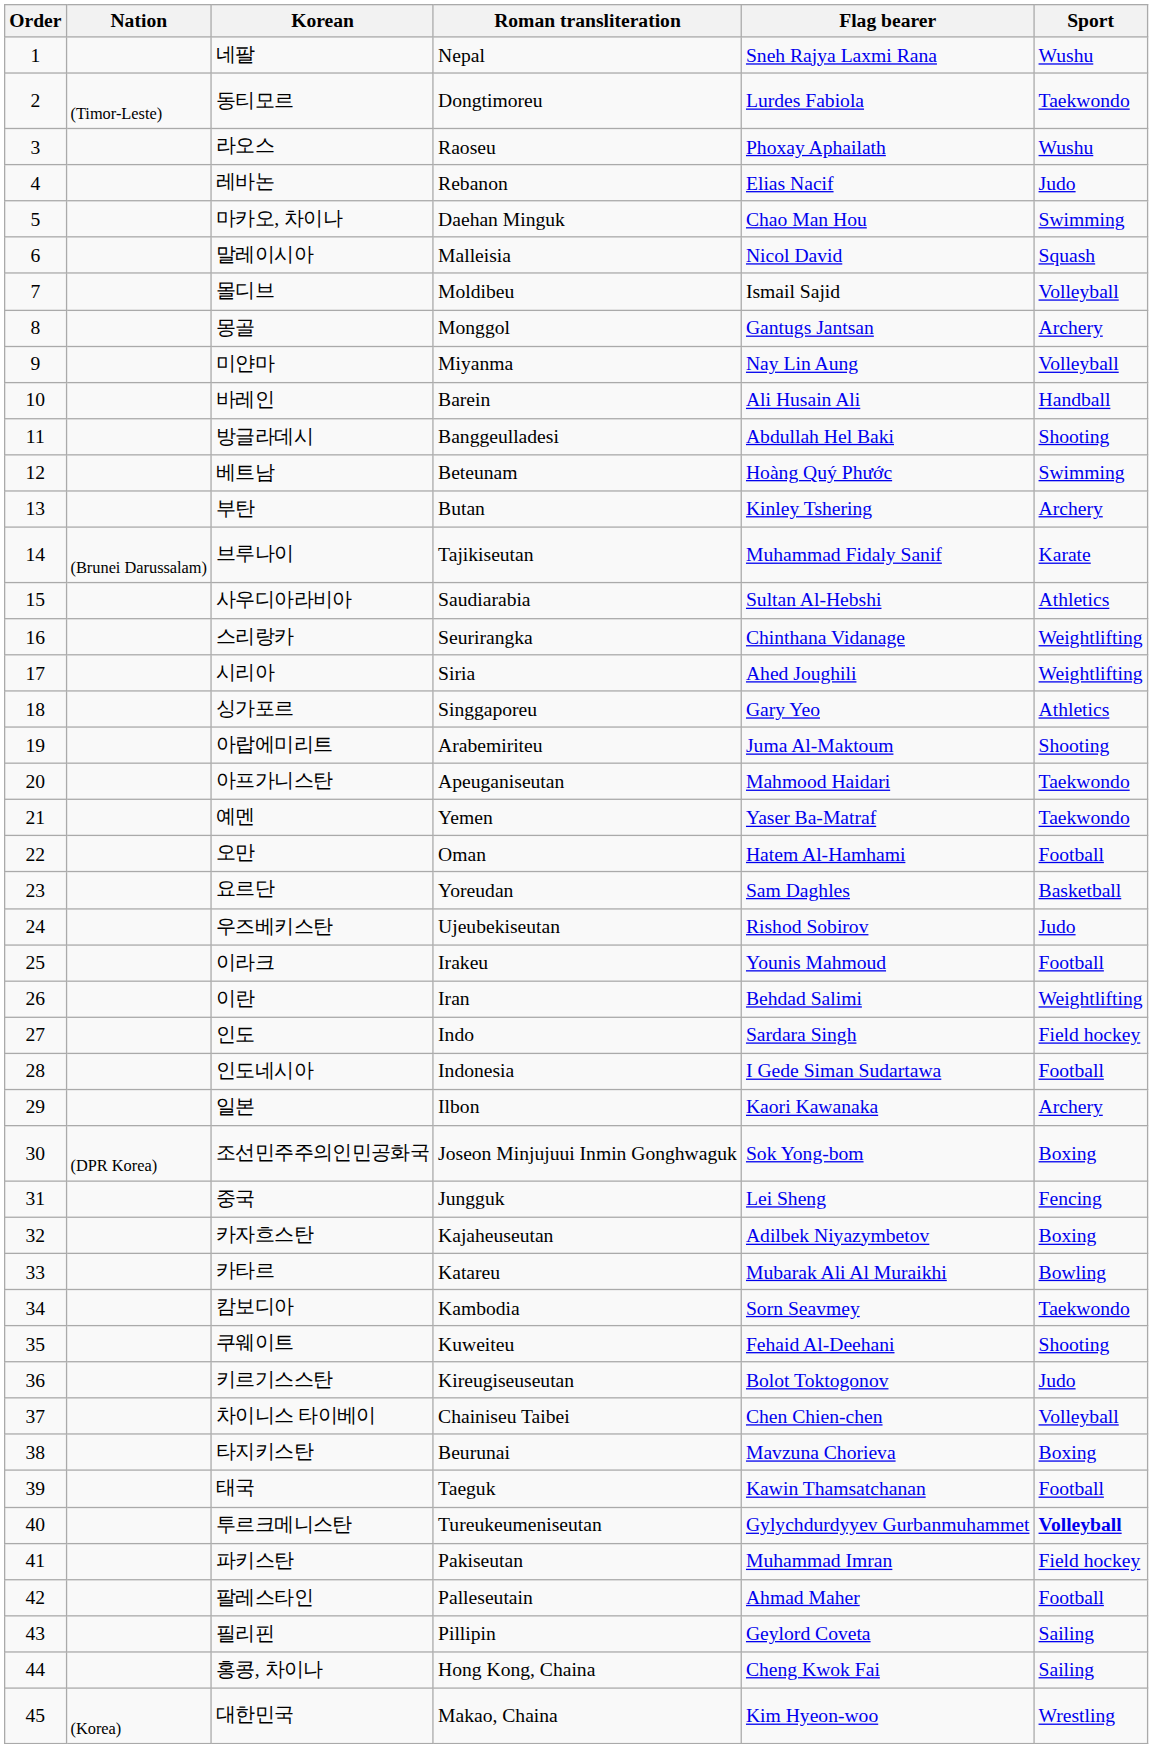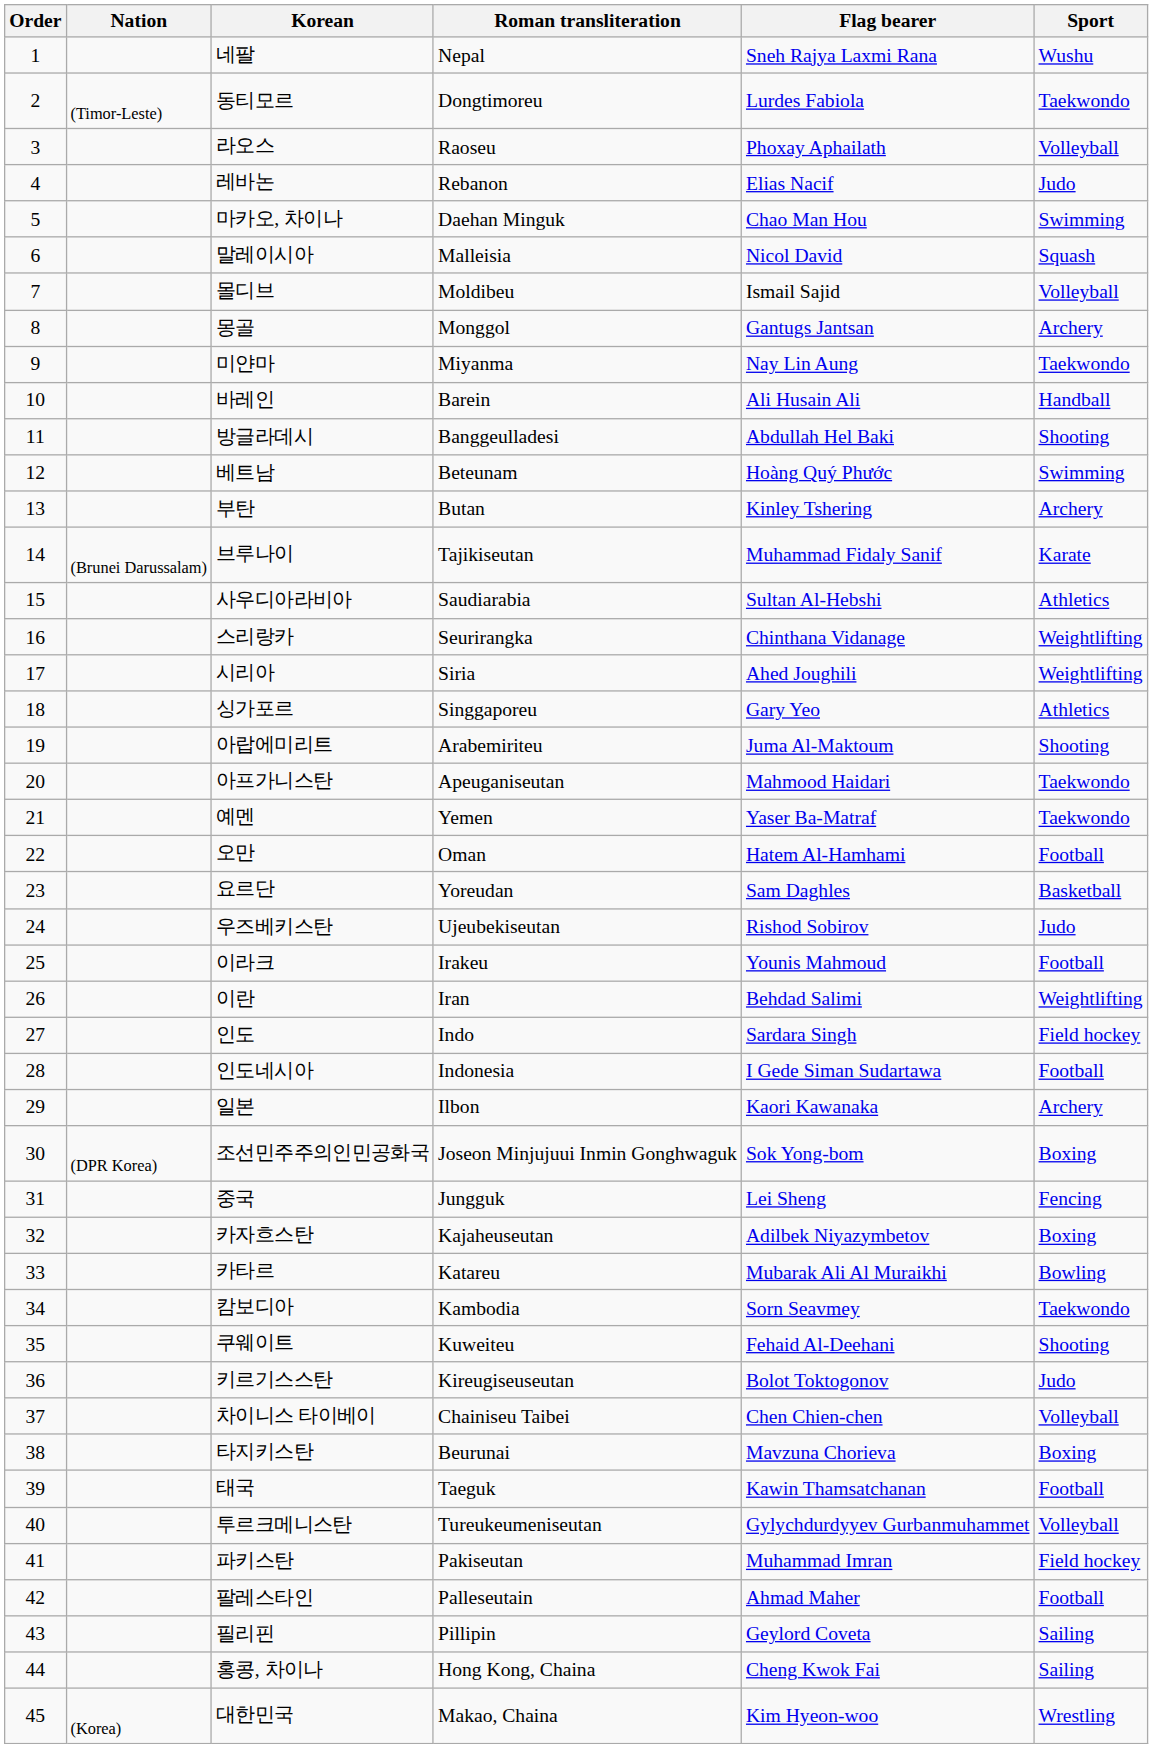(1066, 146) Wushu -> (1079, 146) Volleyball
(1079, 364) Volleyball -> (1084, 364) Taekwondo
(1080, 1524) bold -> (1079, 1524) normal
